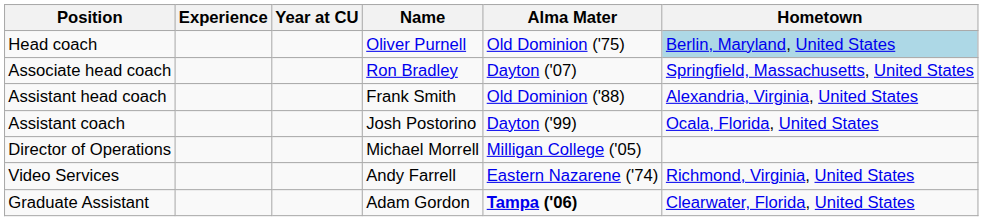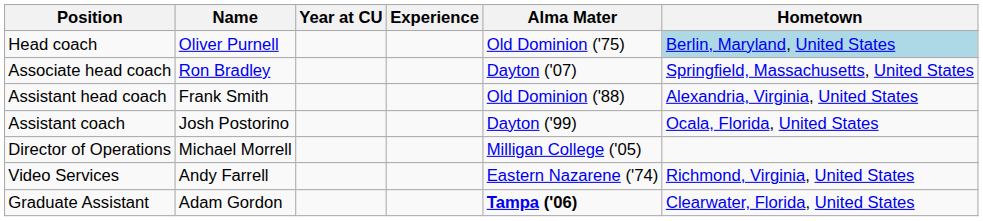columns swapped: (423, 17) <-> (223, 17)
